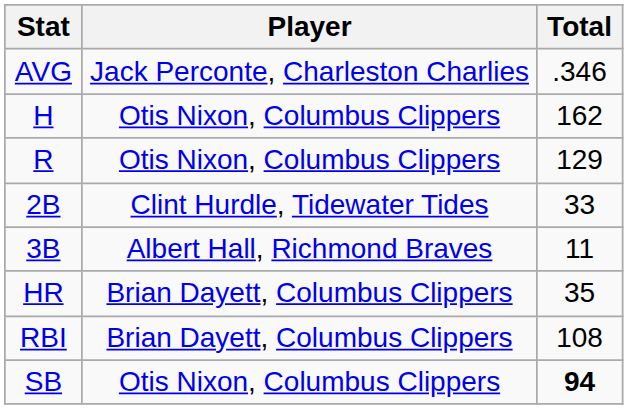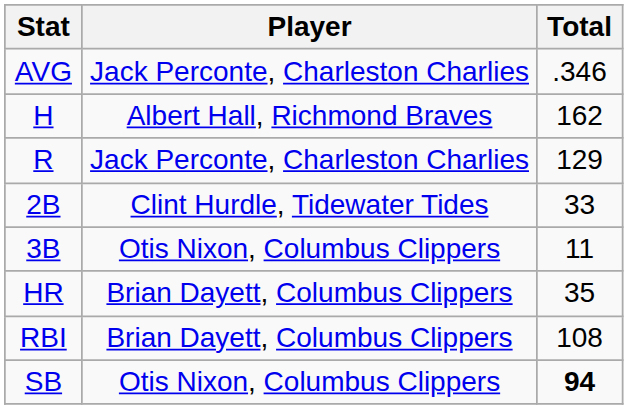(310, 115) Otis Nixon, Columbus Clippers -> (310, 115) Albert Hall, Richmond Braves
(310, 159) Otis Nixon, Columbus Clippers -> (310, 159) Jack Perconte, Charleston Charlies
(310, 248) Albert Hall, Richmond Braves -> (310, 248) Otis Nixon, Columbus Clippers
